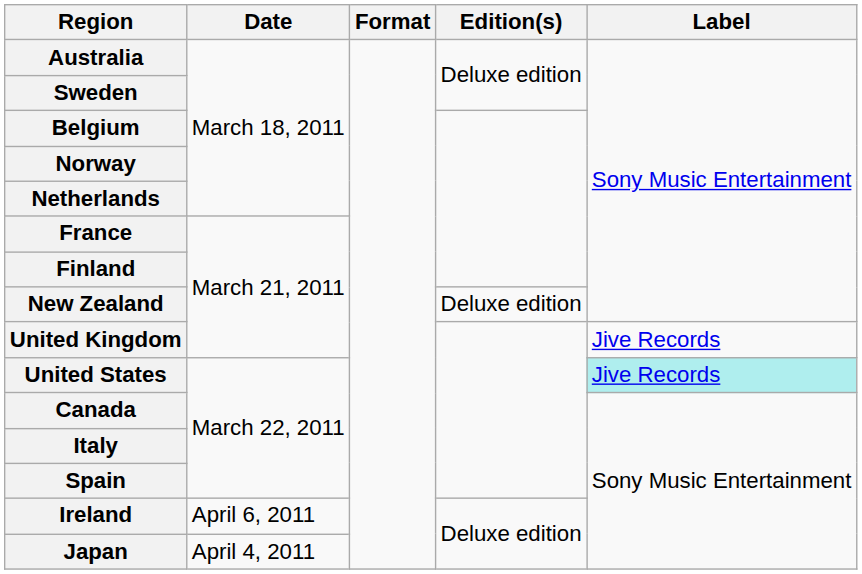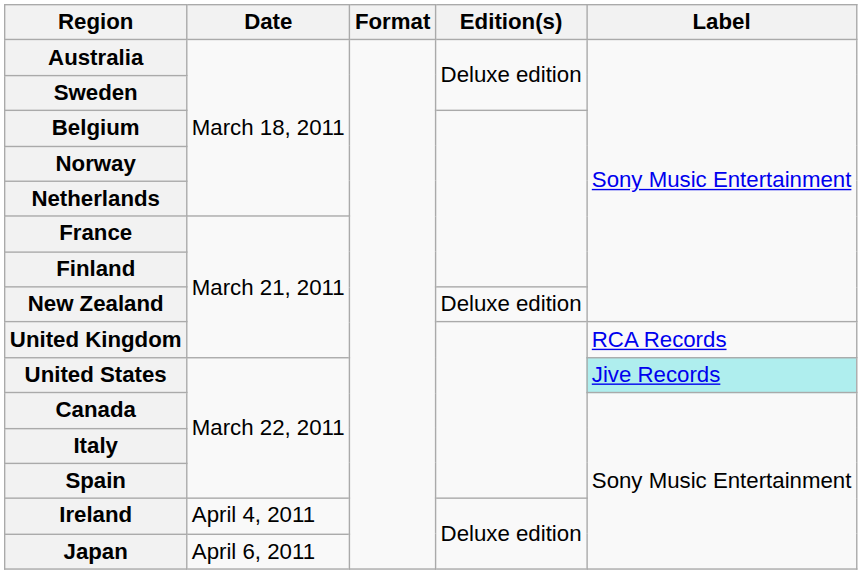(656, 339) Jive Records -> (659, 339) RCA Records
(253, 515) April 6, 2011 -> (253, 515) April 4, 2011
(253, 551) April 4, 2011 -> (253, 551) April 6, 2011
